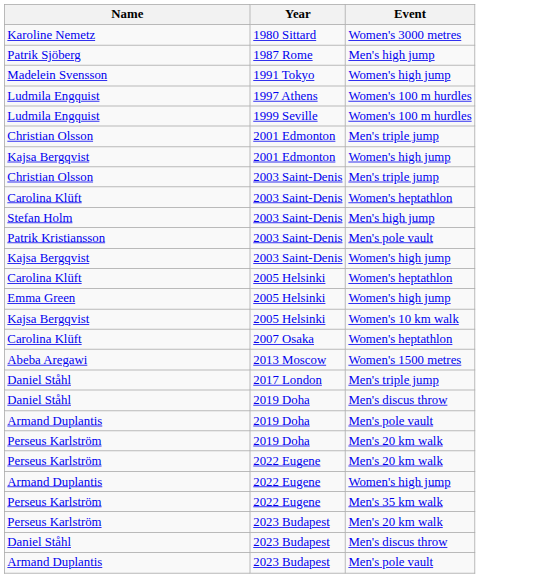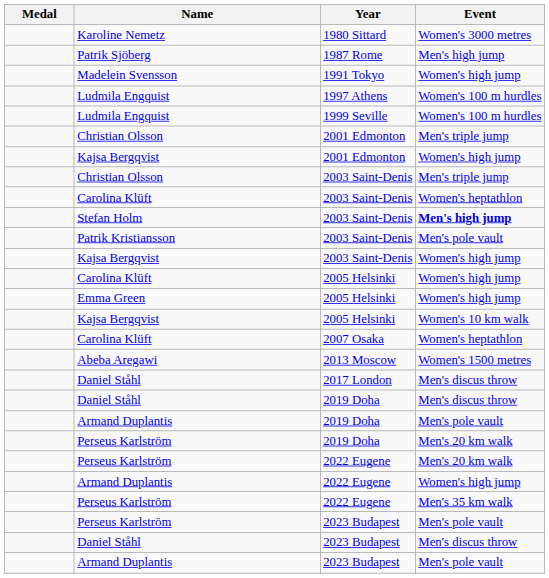+ column: (39, 14)
(392, 217) normal -> (465, 217) bold
(400, 278) Women's heptathlon -> (469, 278) Women's high jump
(394, 380) Men's triple jump -> (468, 380) Men's discus throw
(396, 522) Men's 20 km walk -> (461, 522) Men's pole vault
